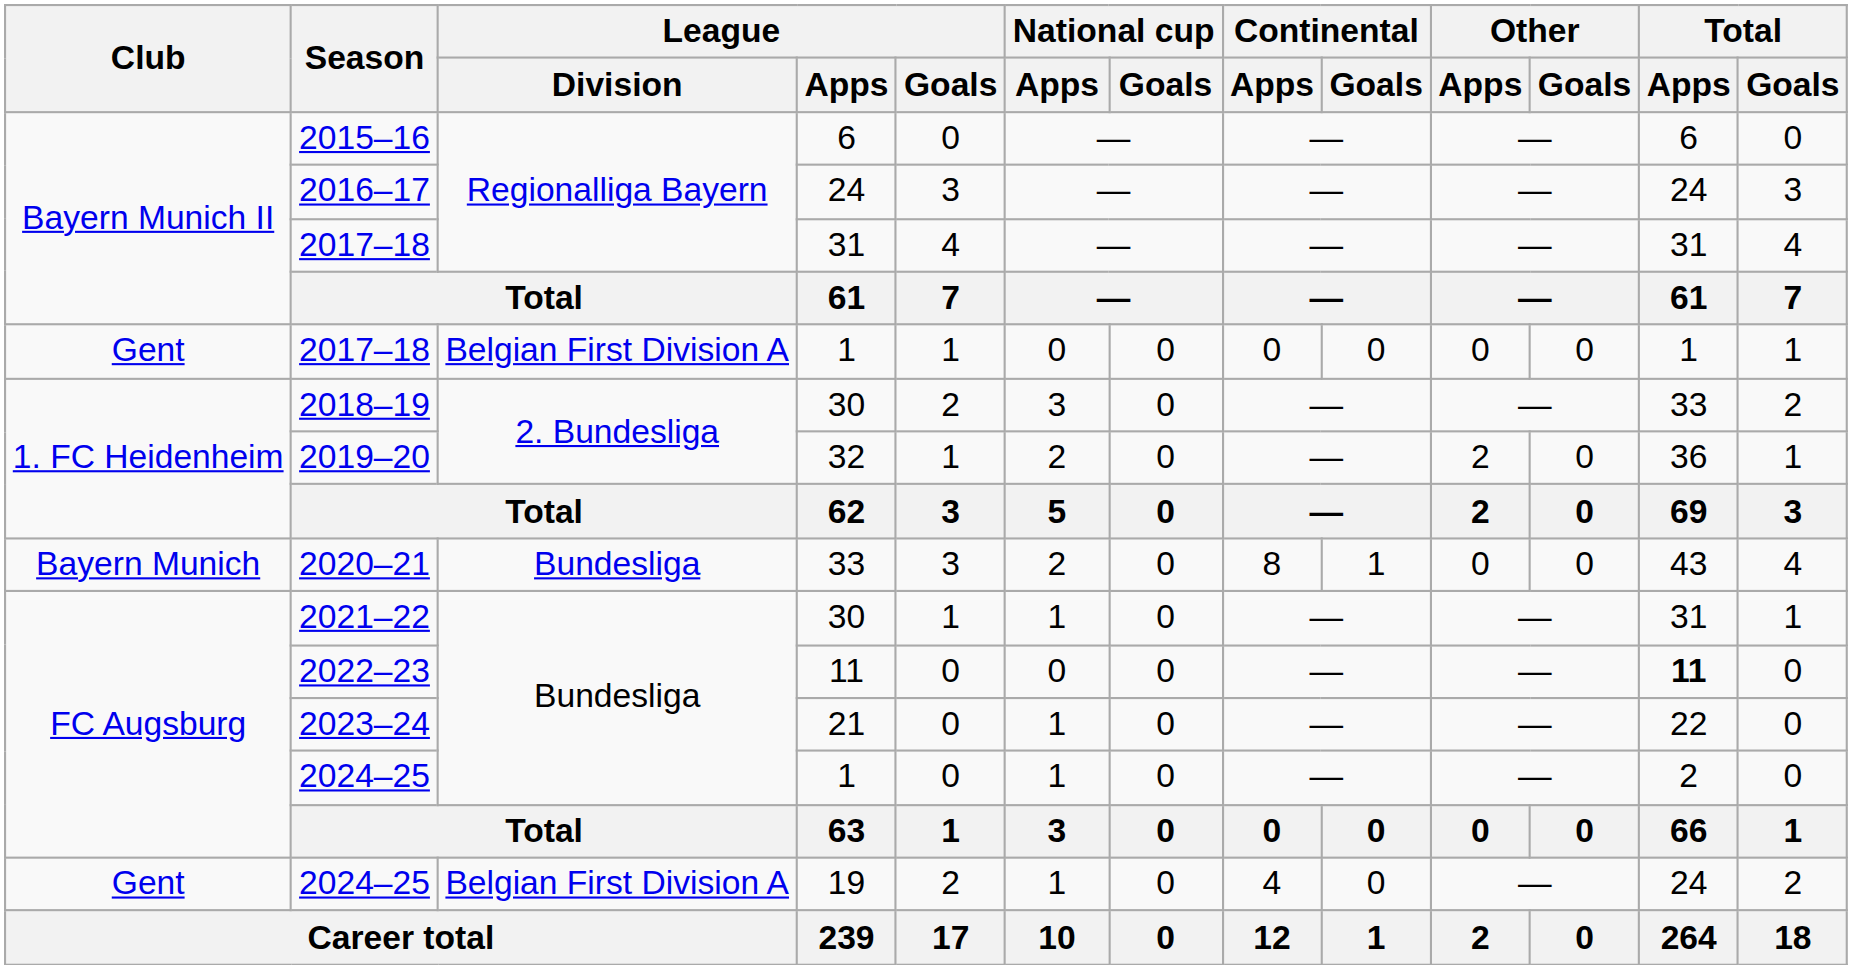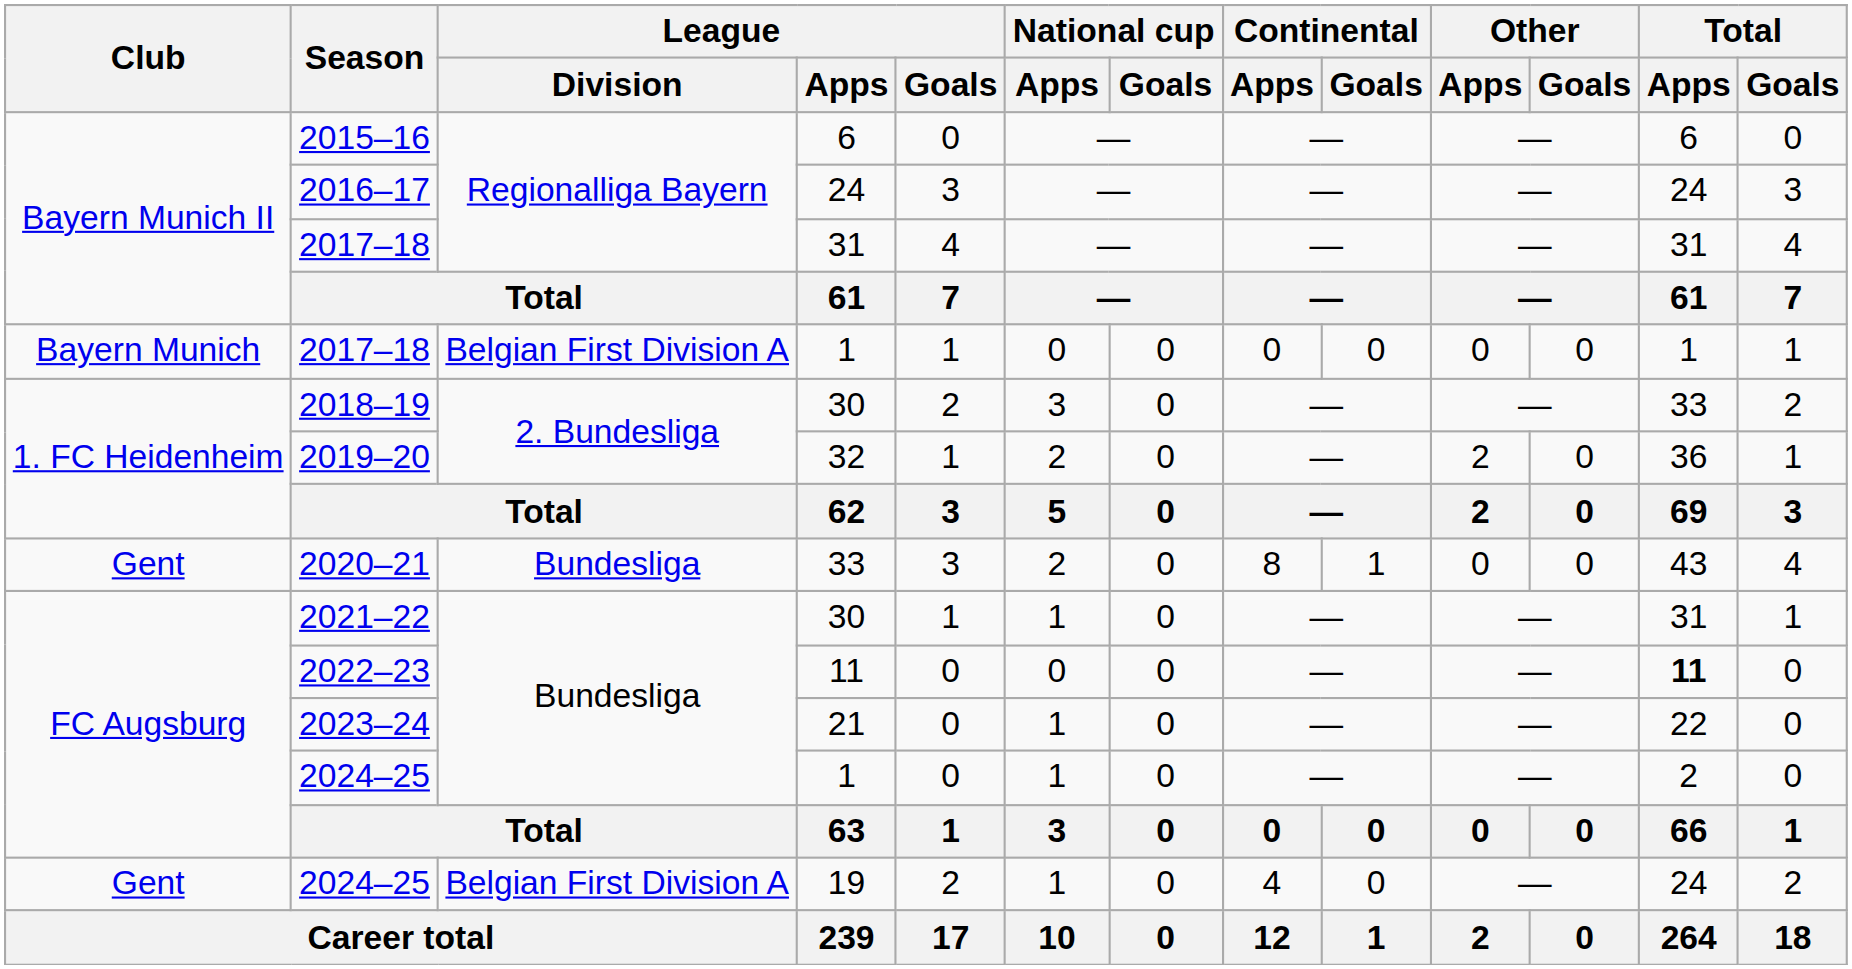(148, 350) Gent -> (148, 350) Bayern Munich
(148, 564) Bayern Munich -> (148, 564) Gent
